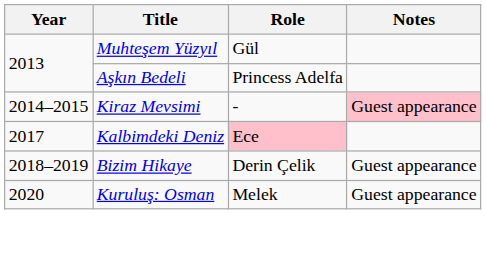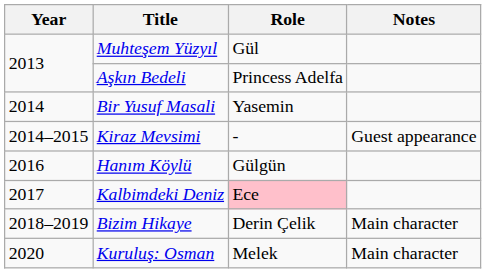+ row: (156, 107)
(414, 107) pink background -> (414, 136) no background
+ row: (144, 165)
(414, 165) Guest appearance -> (405, 223) Main character
(414, 194) Guest appearance -> (405, 253) Main character
